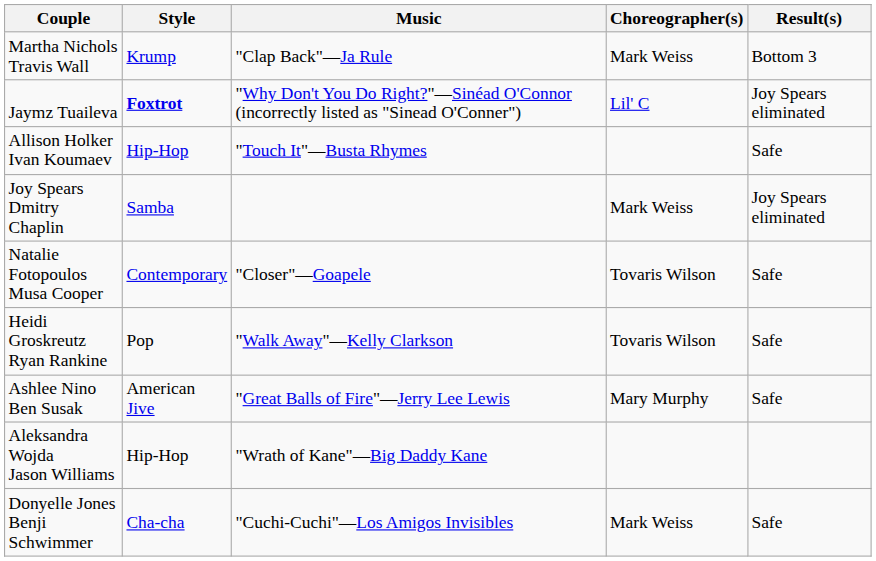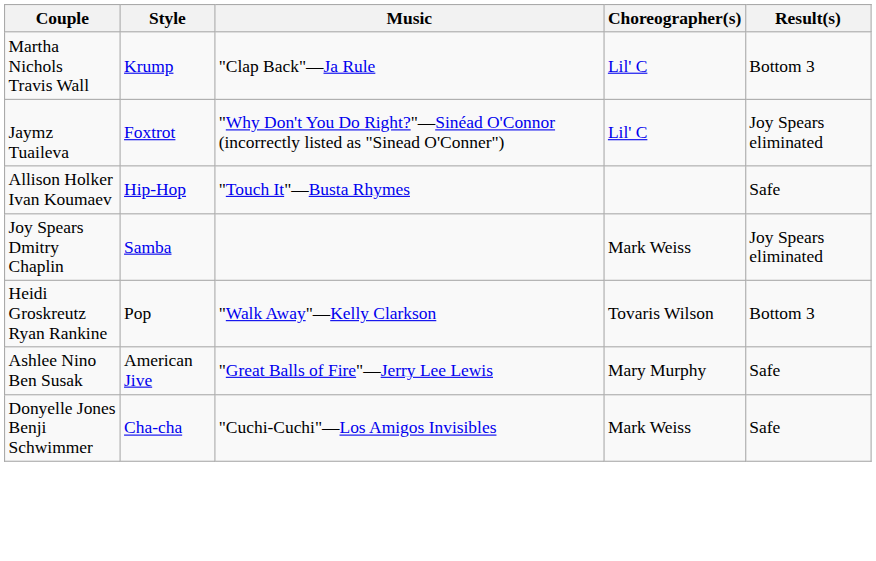(652, 55) Mark Weiss -> (628, 65) Lil' C
(154, 103) bold -> (150, 132) normal
- row: (56, 274)
(767, 341) Safe -> (782, 313) Bottom 3
- row: (62, 455)
